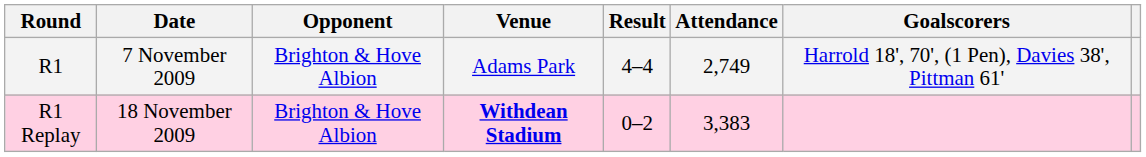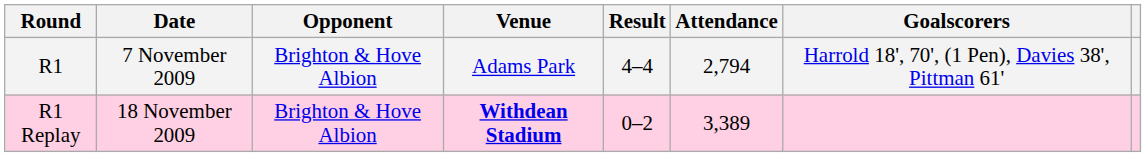(727, 66) 2,749 -> (727, 66) 2,794
(727, 122) 3,383 -> (727, 122) 3,389
